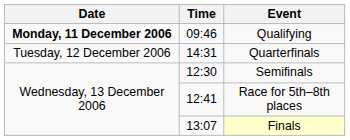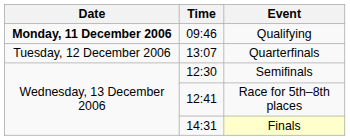(202, 53) 14:31 -> (202, 53) 13:07
(202, 125) 13:07 -> (202, 125) 14:31
